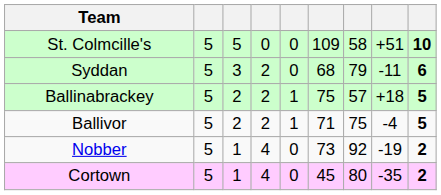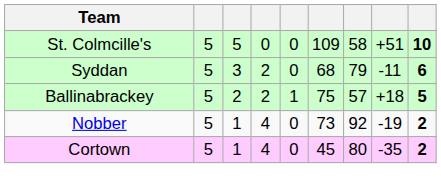- row: (99, 123)
